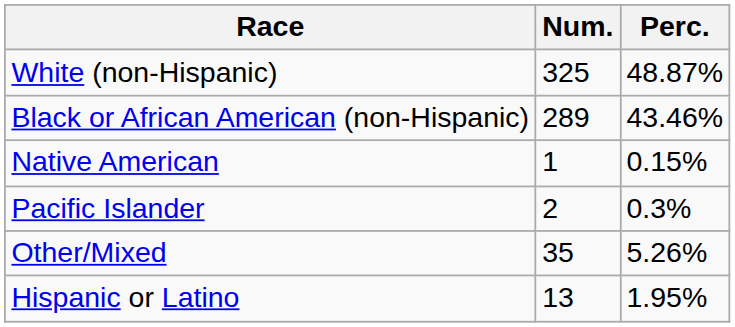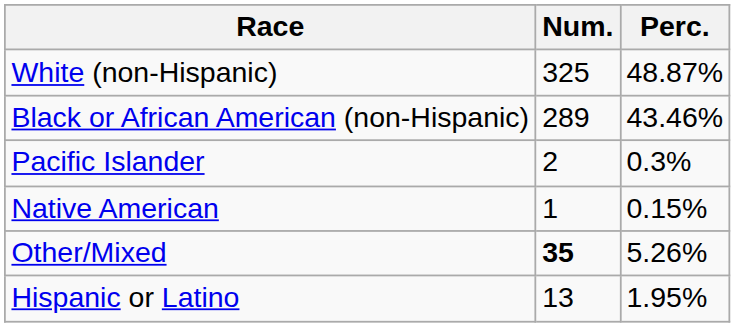rows swapped: (115, 162) <-> (108, 207)
(558, 252) normal -> (558, 252) bold
